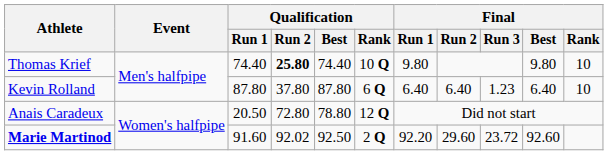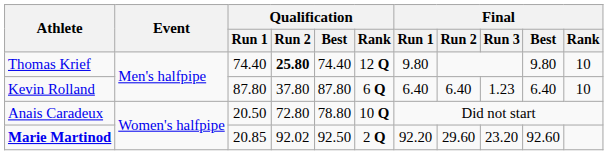(374, 64) 10 Q -> (374, 64) 12 Q
(374, 113) 12 Q -> (374, 113) 10 Q
(250, 138) 91.60 -> (250, 138) 20.85
(502, 138) 23.72 -> (502, 138) 23.20
